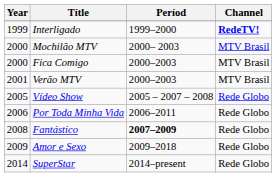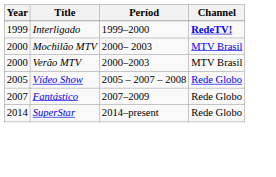- row: (60, 63)
(17, 79) 2001 -> (17, 63) 2000
- row: (78, 113)
(17, 130) 2008 -> (17, 96) 2007
(153, 130) bold -> (126, 96) normal
- row: (59, 146)
